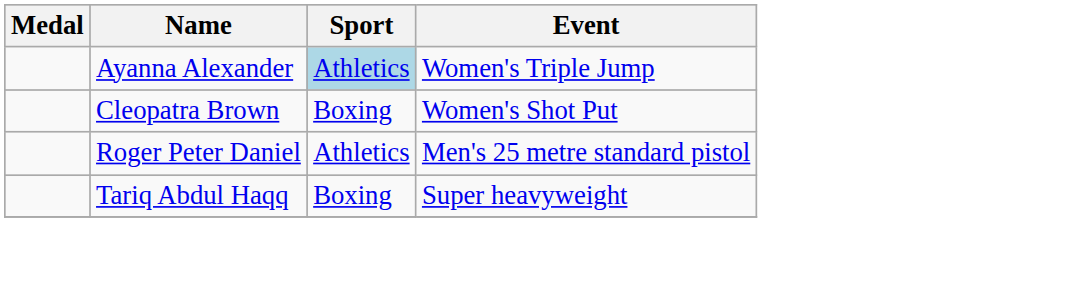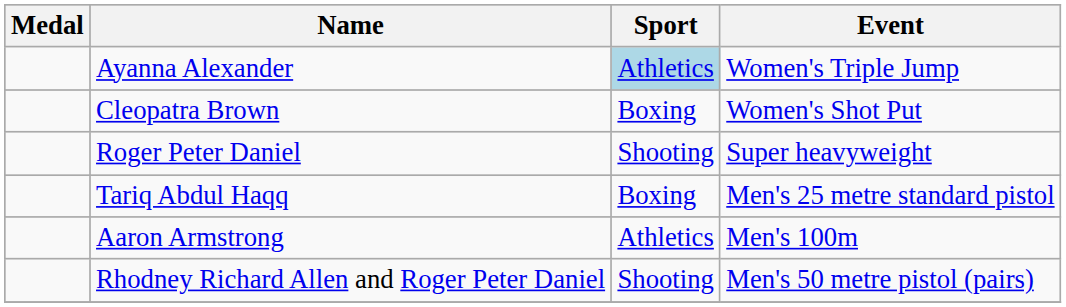(361, 152) Athletics -> (666, 152) Shooting
(586, 152) Men's 25 metre standard pistol -> (829, 152) Super heavyweight
(525, 195) Super heavyweight -> (890, 195) Men's 25 metre standard pistol
+ row: (190, 237)
+ row: (351, 279)
